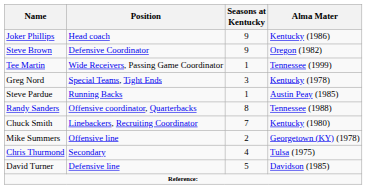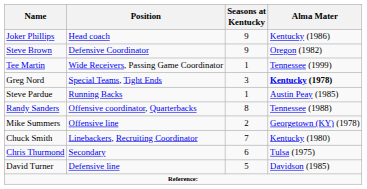(300, 80) normal -> (301, 80) bold
rows swapped: (29, 123) <-> (33, 138)
(247, 152) 4 -> (247, 152) 6
